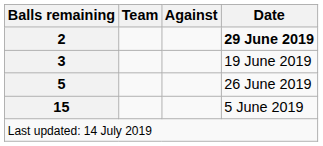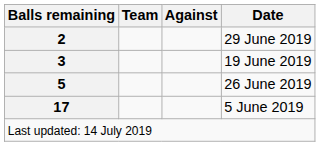(269, 38) bold -> (268, 38) normal
- row: (61, 107)
+ row: (61, 107)
